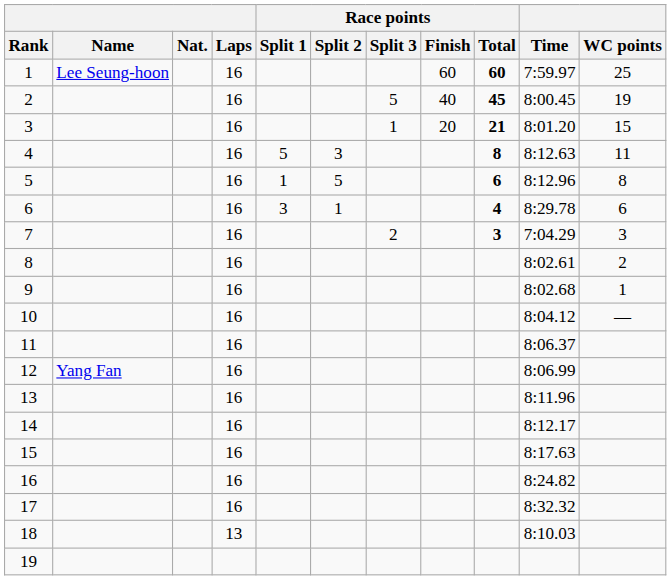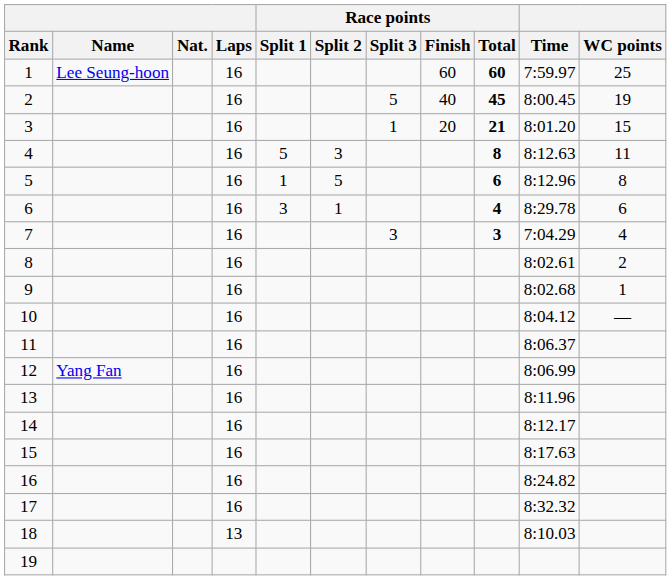(393, 235) 2 -> (393, 235) 3
(623, 235) 3 -> (623, 235) 4
